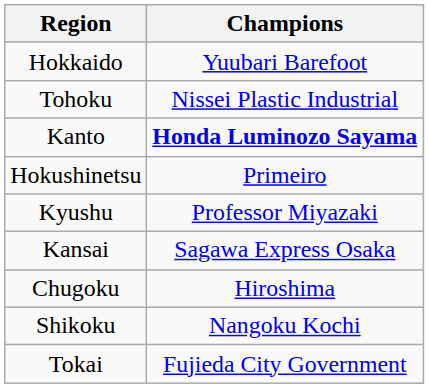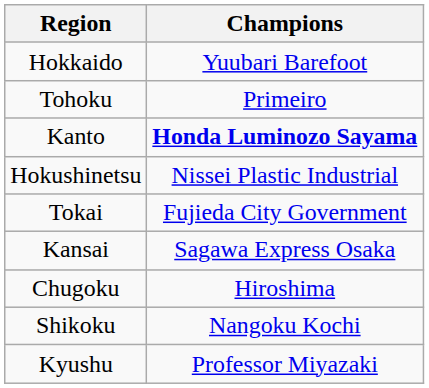(285, 99) Nissei Plastic Industrial -> (285, 99) Primeiro
(285, 174) Primeiro -> (285, 174) Nissei Plastic Industrial
rows swapped: (76, 363) <-> (76, 212)
